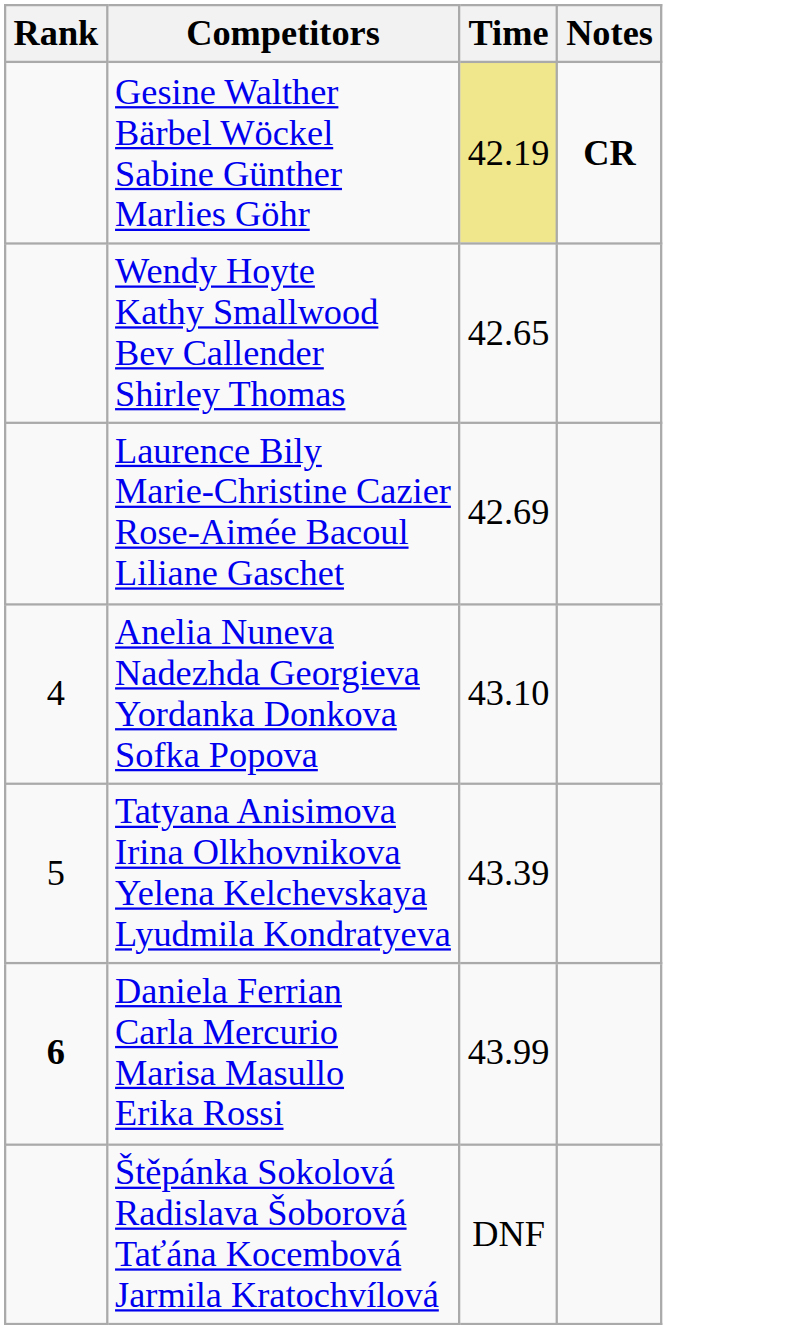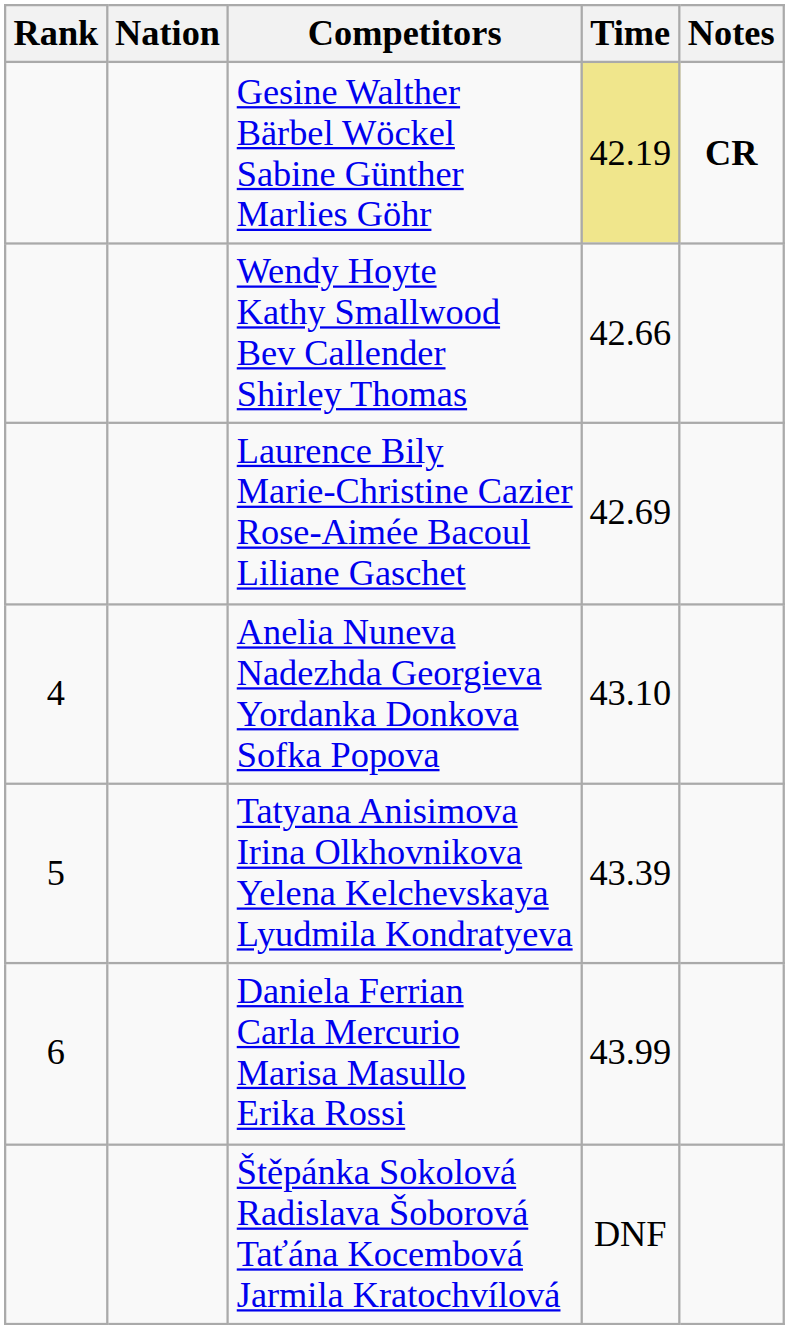+ column: (168, 33)
(509, 332) 42.65 -> (630, 332) 42.66
(56, 1053) bold -> (56, 1053) normal
